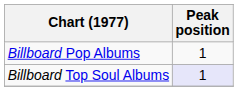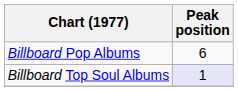(203, 53) 1 -> (203, 53) 6
